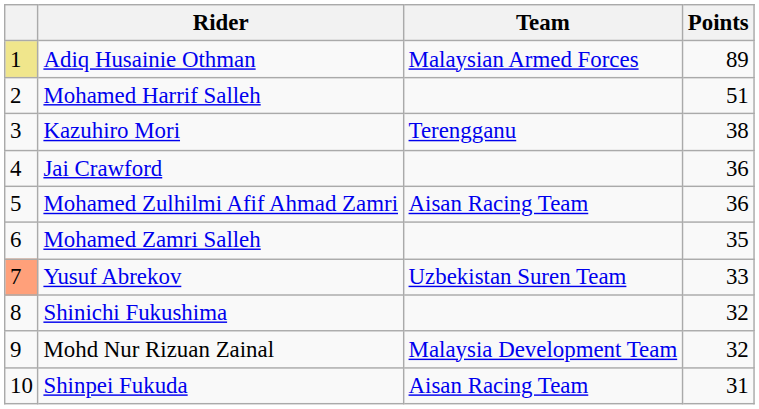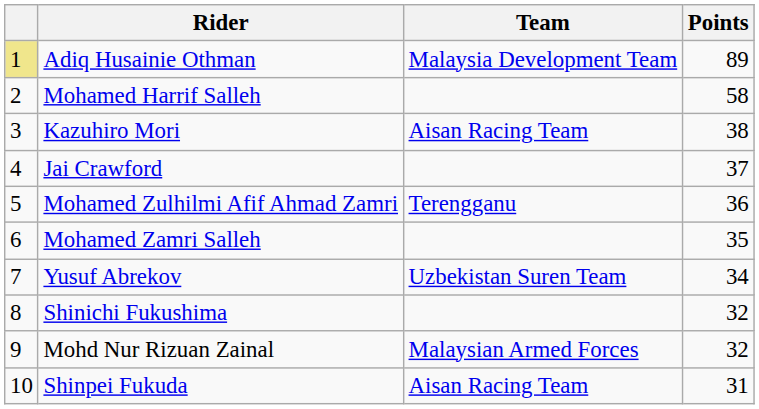(524, 58) Malaysian Armed Forces -> (543, 58) Malaysia Development Team
(737, 95) 51 -> (737, 95) 58
(462, 131) Terengganu -> (498, 131) Aisan Racing Team
(737, 167) 36 -> (737, 167) 37
(498, 204) Aisan Racing Team -> (462, 204) Terengganu
(16, 276) lightsalmon background -> (16, 276) no background
(737, 276) 33 -> (737, 276) 34
(543, 349) Malaysia Development Team -> (524, 349) Malaysian Armed Forces
